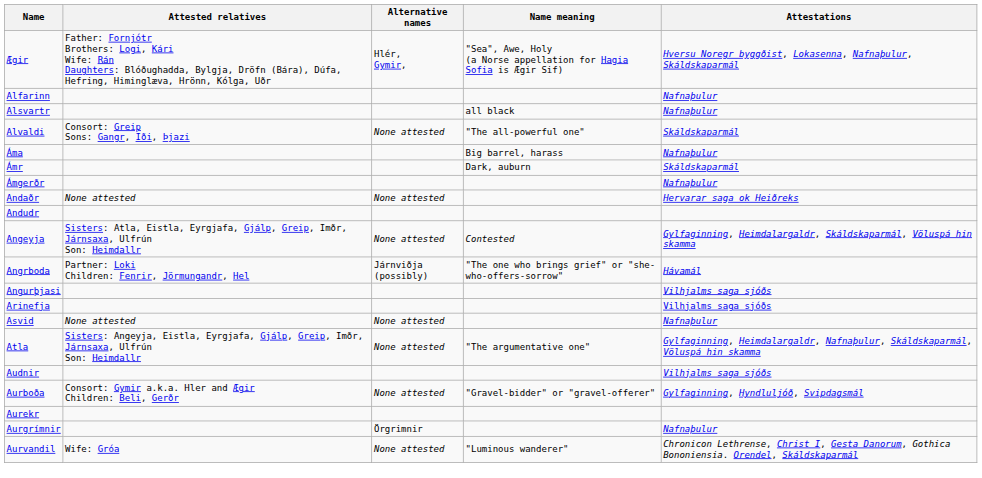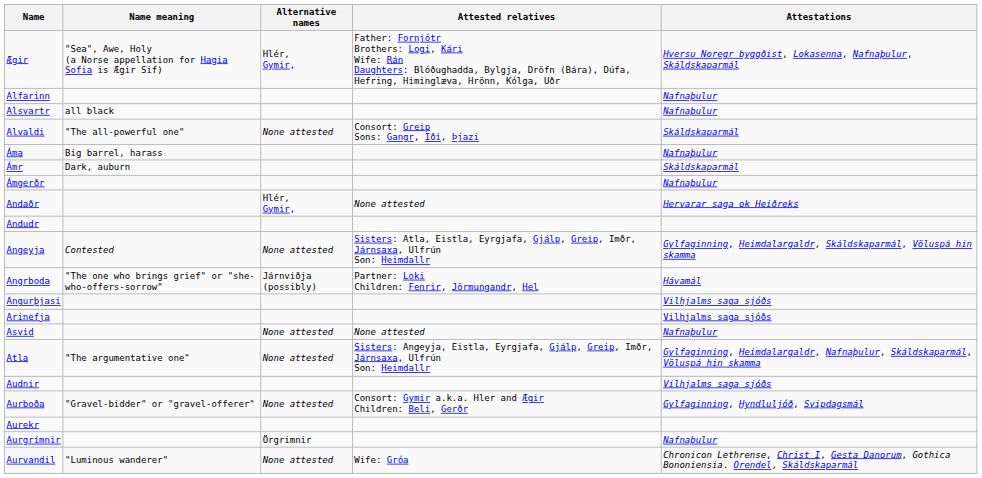columns swapped: (562, 17) <-> (217, 17)
(409, 197) None attested -> (279, 203) Hlér, Gymir,
